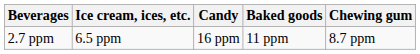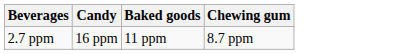- column: (133, 15)
